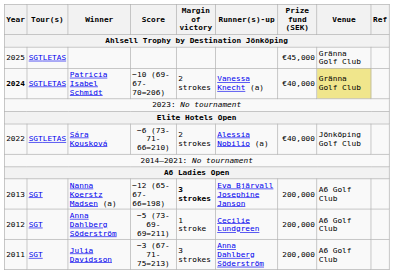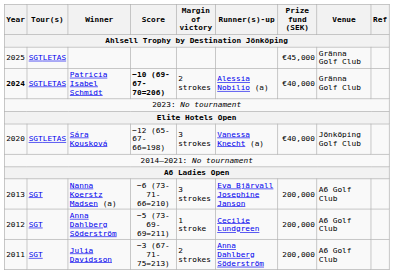(151, 84) normal -> (151, 84) bold
(241, 84) Vanessa Knecht (a) -> (243, 84) Alessia Nobilio (a)
(340, 84) khaki background -> (340, 84) no background
(16, 139) 2022 -> (16, 139) 2020
(153, 139) −6 (73-71-66=210) -> (151, 139) −12 (65-67-66=198)
(195, 139) 2 strokes -> (195, 139) 3 strokes
(243, 139) Alessia Nobilio (a) -> (241, 139) Vanessa Knecht (a)
(151, 195) −12 (65-67-66=198) -> (153, 195) −6 (73-71-66=210)
(195, 195) bold -> (195, 195) normal
(195, 255) 3 strokes -> (195, 255) 2 strokes
